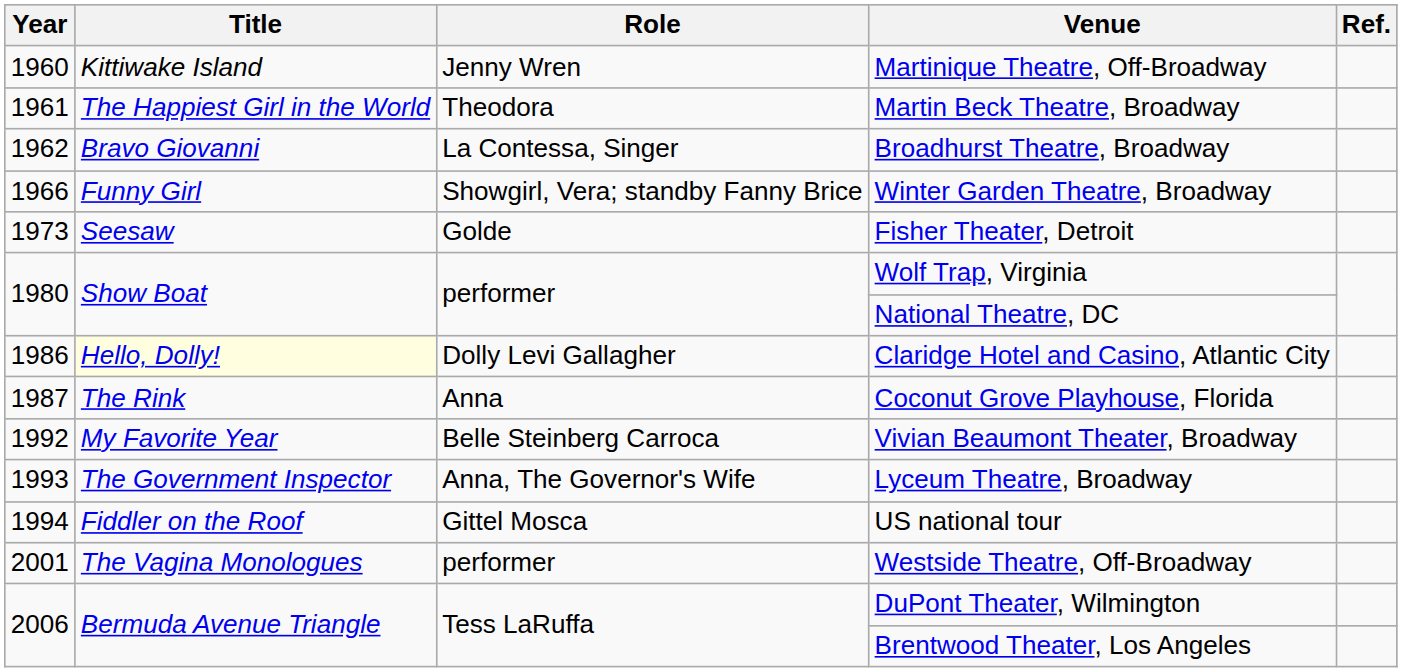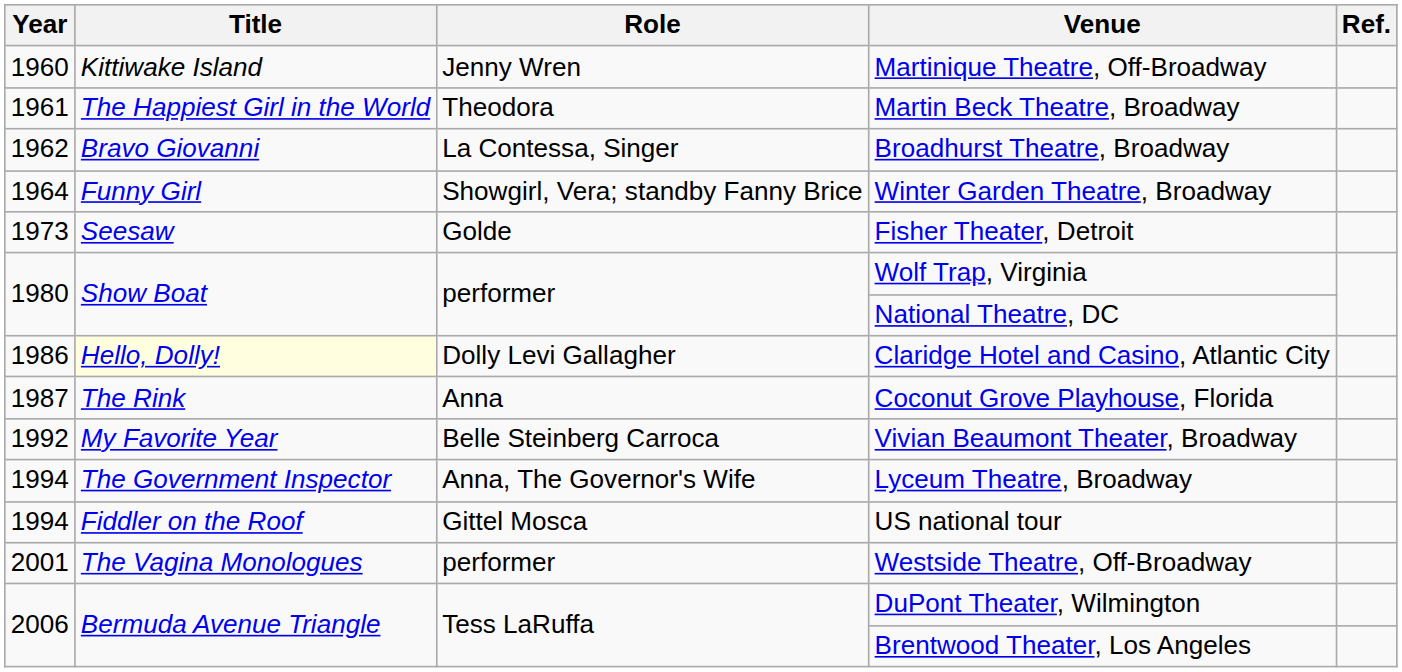(40, 190) 1966 -> (40, 190) 1964
(40, 480) 1993 -> (40, 480) 1994
